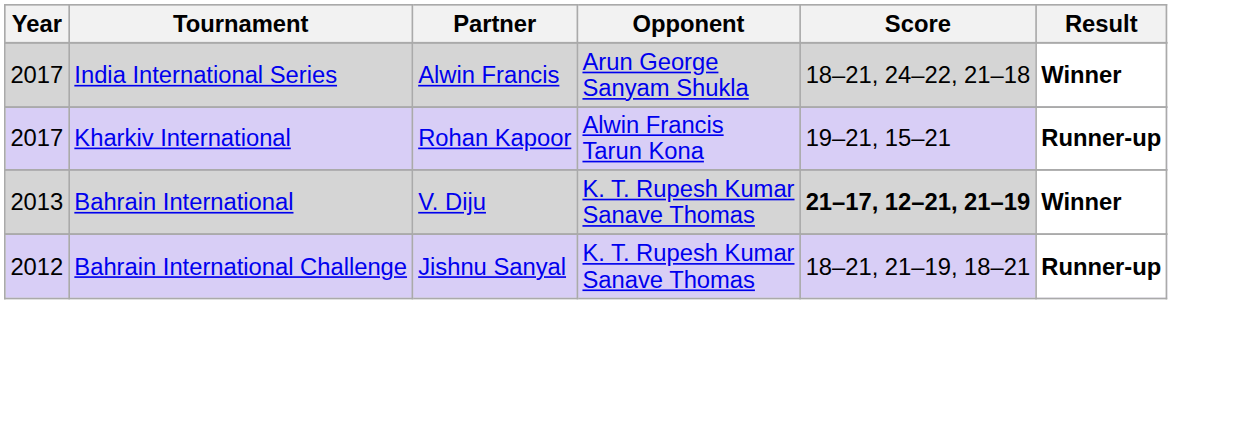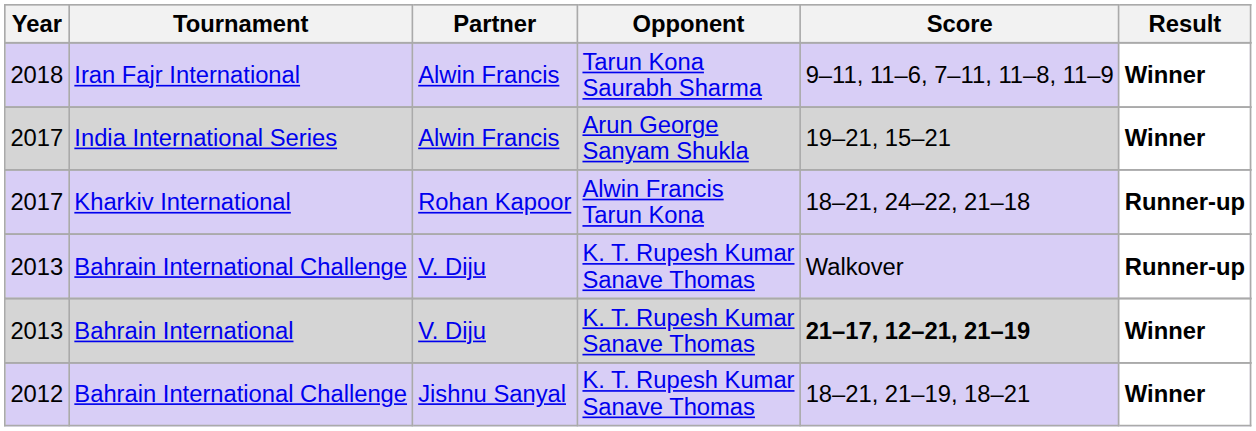+ row: (37, 75)
(918, 75) 18–21, 24–22, 21–18 -> (878, 139) 19–21, 15–21
(878, 139) 19–21, 15–21 -> (918, 203) 18–21, 24–22, 21–18
+ row: (37, 267)
(1101, 267) Runner-up -> (1165, 394) Winner
